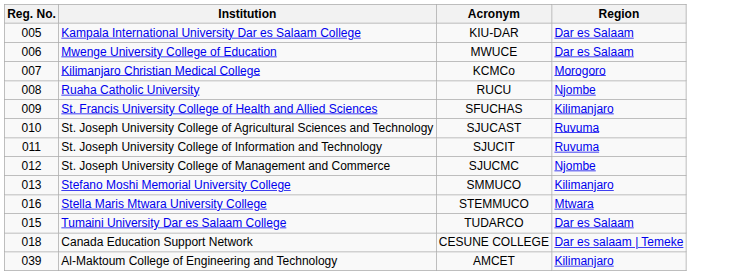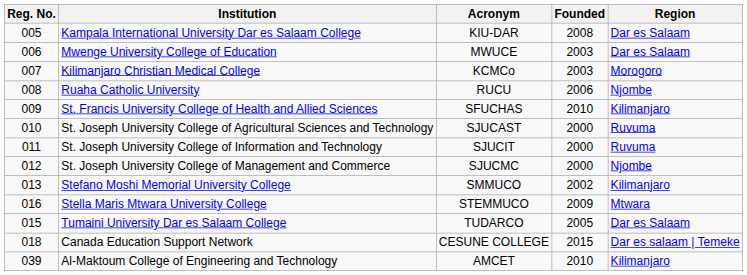+ column: (580, 14)
